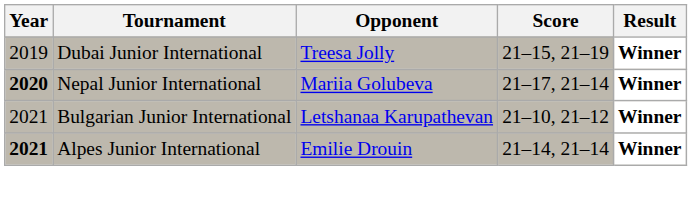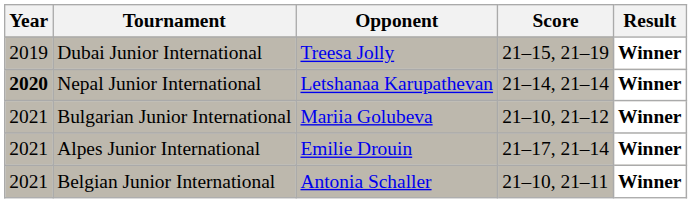(367, 85) Mariia Golubeva -> (397, 85) Letshanaa Karupathevan
(556, 85) 21–17, 21–14 -> (556, 85) 21–14, 21–14
(397, 117) Letshanaa Karupathevan -> (367, 117) Mariia Golubeva
(29, 149) bold -> (29, 149) normal
(556, 149) 21–14, 21–14 -> (556, 149) 21–17, 21–14
+ row: (166, 181)
